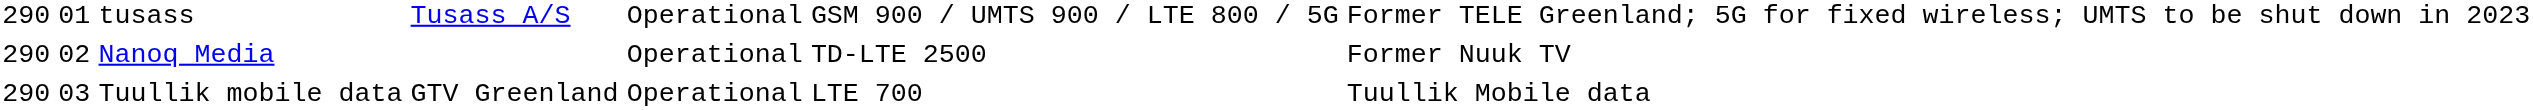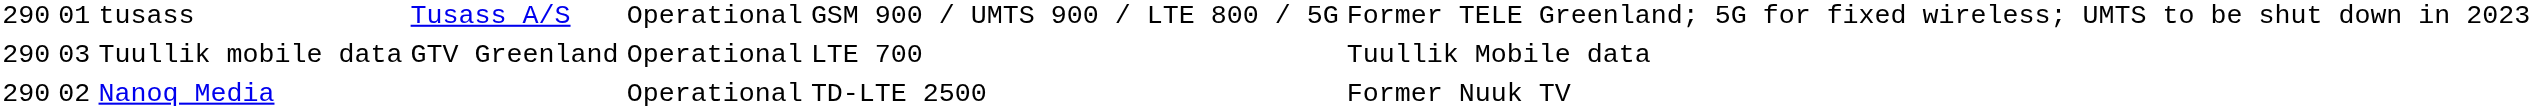rows swapped: (187, 54) <-> (250, 93)
